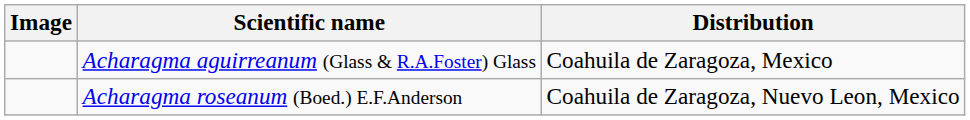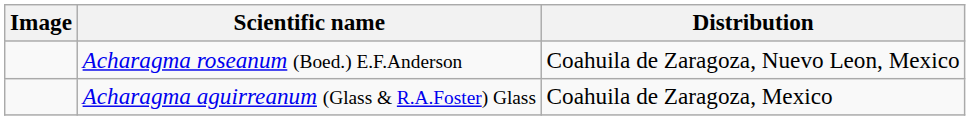rows swapped: (309, 59) <-> (272, 96)
